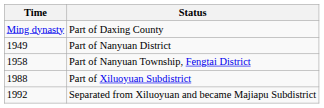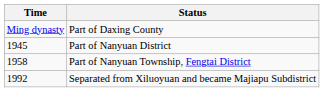(17, 45) 1949 -> (17, 45) 1945
- row: (130, 78)
